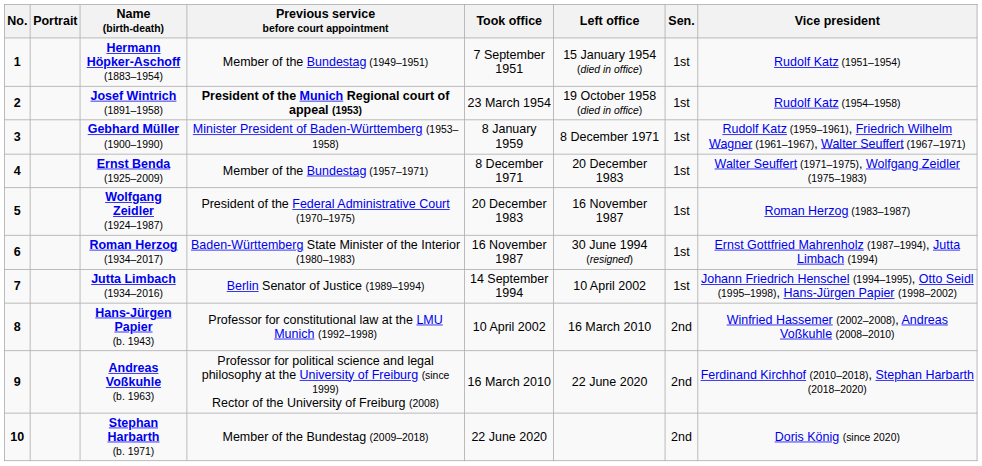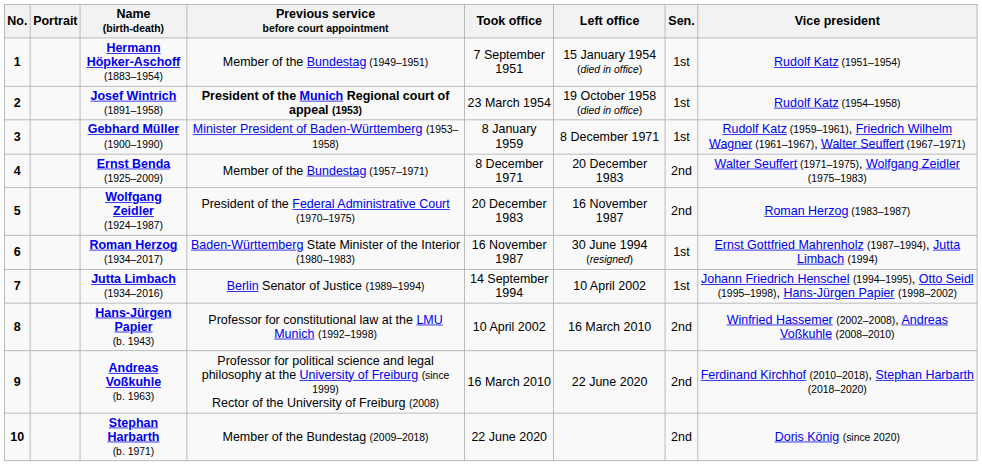(681, 170) 1st -> (681, 170) 2nd
(681, 211) 1st -> (681, 211) 2nd
